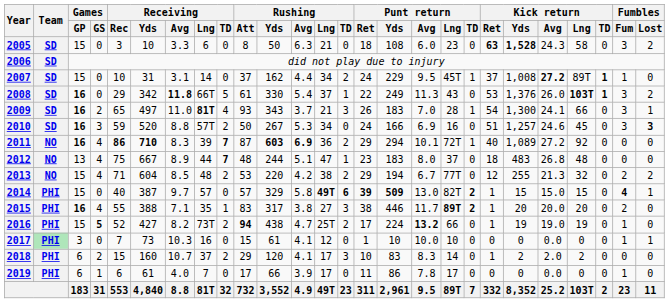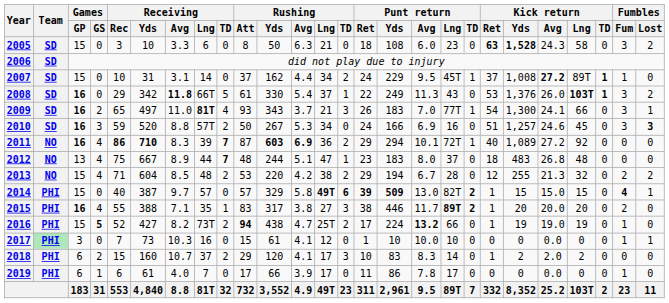(452, 110) 28 -> (452, 110) 77T
(452, 176) 77T -> (452, 176) 28
